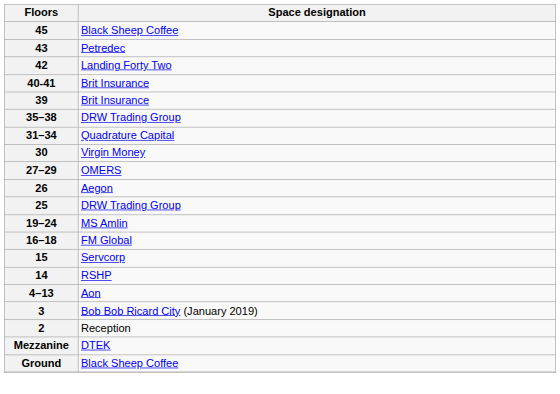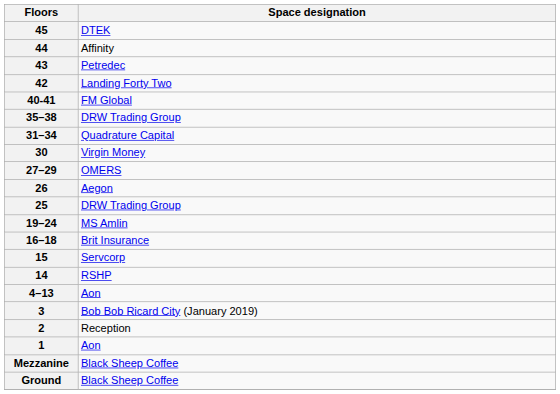(130, 30) Black Sheep Coffee -> (96, 30) DTEK
+ row: (41, 48)
(115, 83) Brit Insurance -> (106, 100) FM Global
- row: (41, 100)
(106, 240) FM Global -> (115, 240) Brit Insurance
+ row: (41, 345)
(96, 345) DTEK -> (130, 363) Black Sheep Coffee
